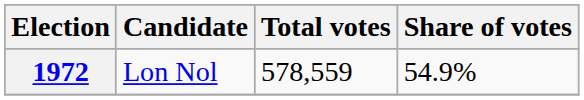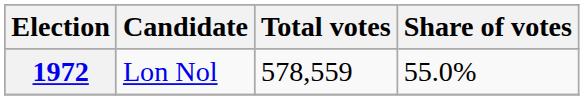(440, 71) 54.9% -> (440, 71) 55.0%
